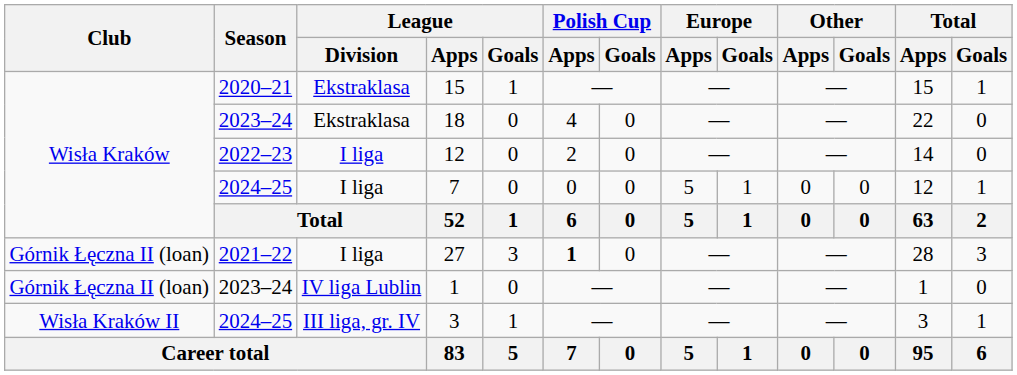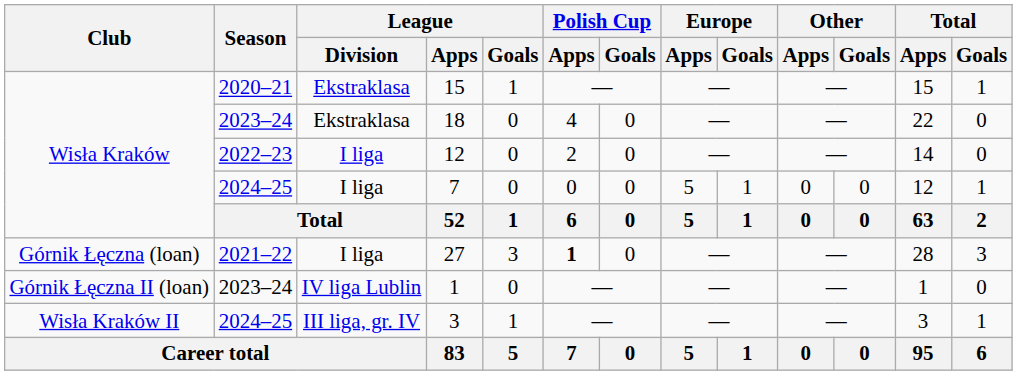(109, 253) Górnik Łęczna II (loan) -> (109, 253) Górnik Łęczna (loan)
